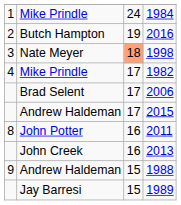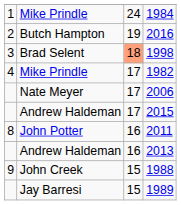(52, 53) Nate Meyer -> (52, 53) Brad Selent
(52, 92) Brad Selent -> (52, 92) Nate Meyer
(51, 151) John Creek -> (70, 151) Andrew Haldeman
(70, 170) Andrew Haldeman -> (51, 170) John Creek
